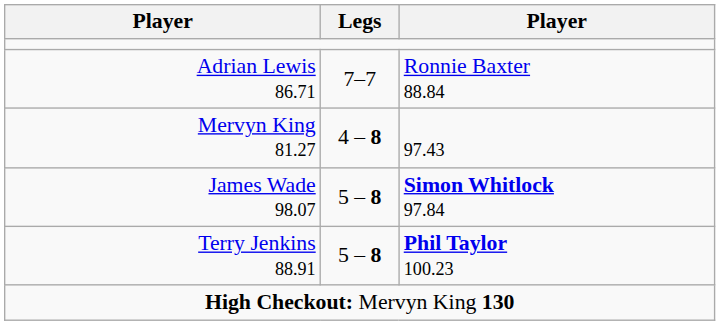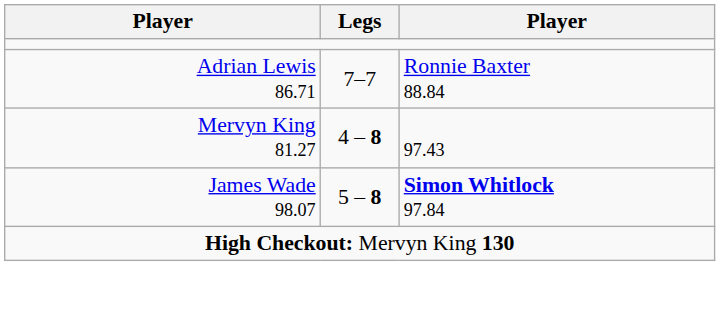- row: (257, 255)
